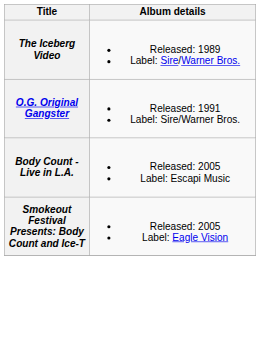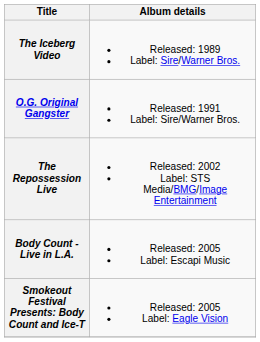+ row: (47, 178)
